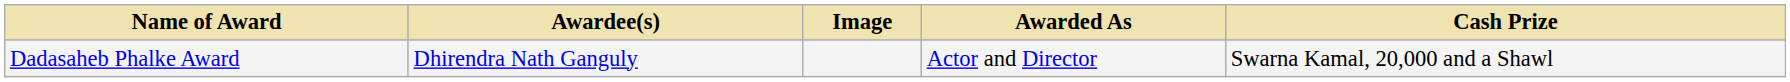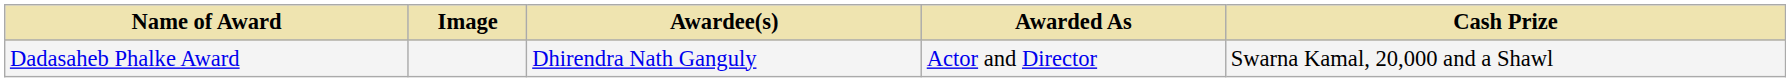columns swapped: (862, 22) <-> (606, 22)
